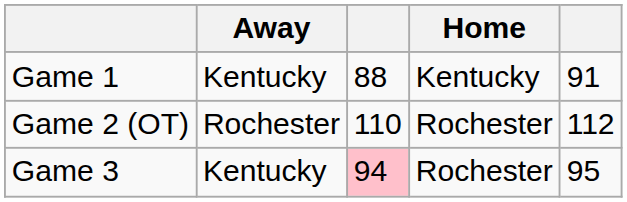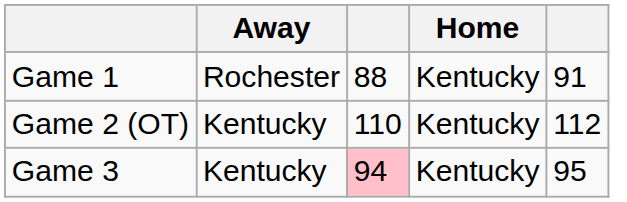(265, 76) Kentucky -> (271, 76) Rochester
(271, 123) Rochester -> (265, 123) Kentucky
(484, 123) Rochester -> (478, 123) Kentucky
(484, 171) Rochester -> (478, 171) Kentucky
